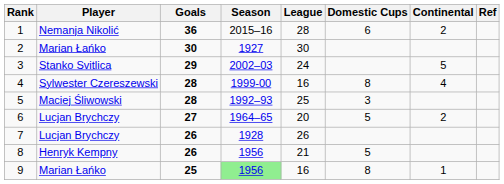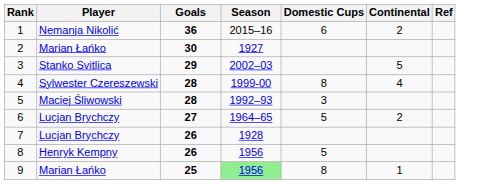- column: (303, 13)
